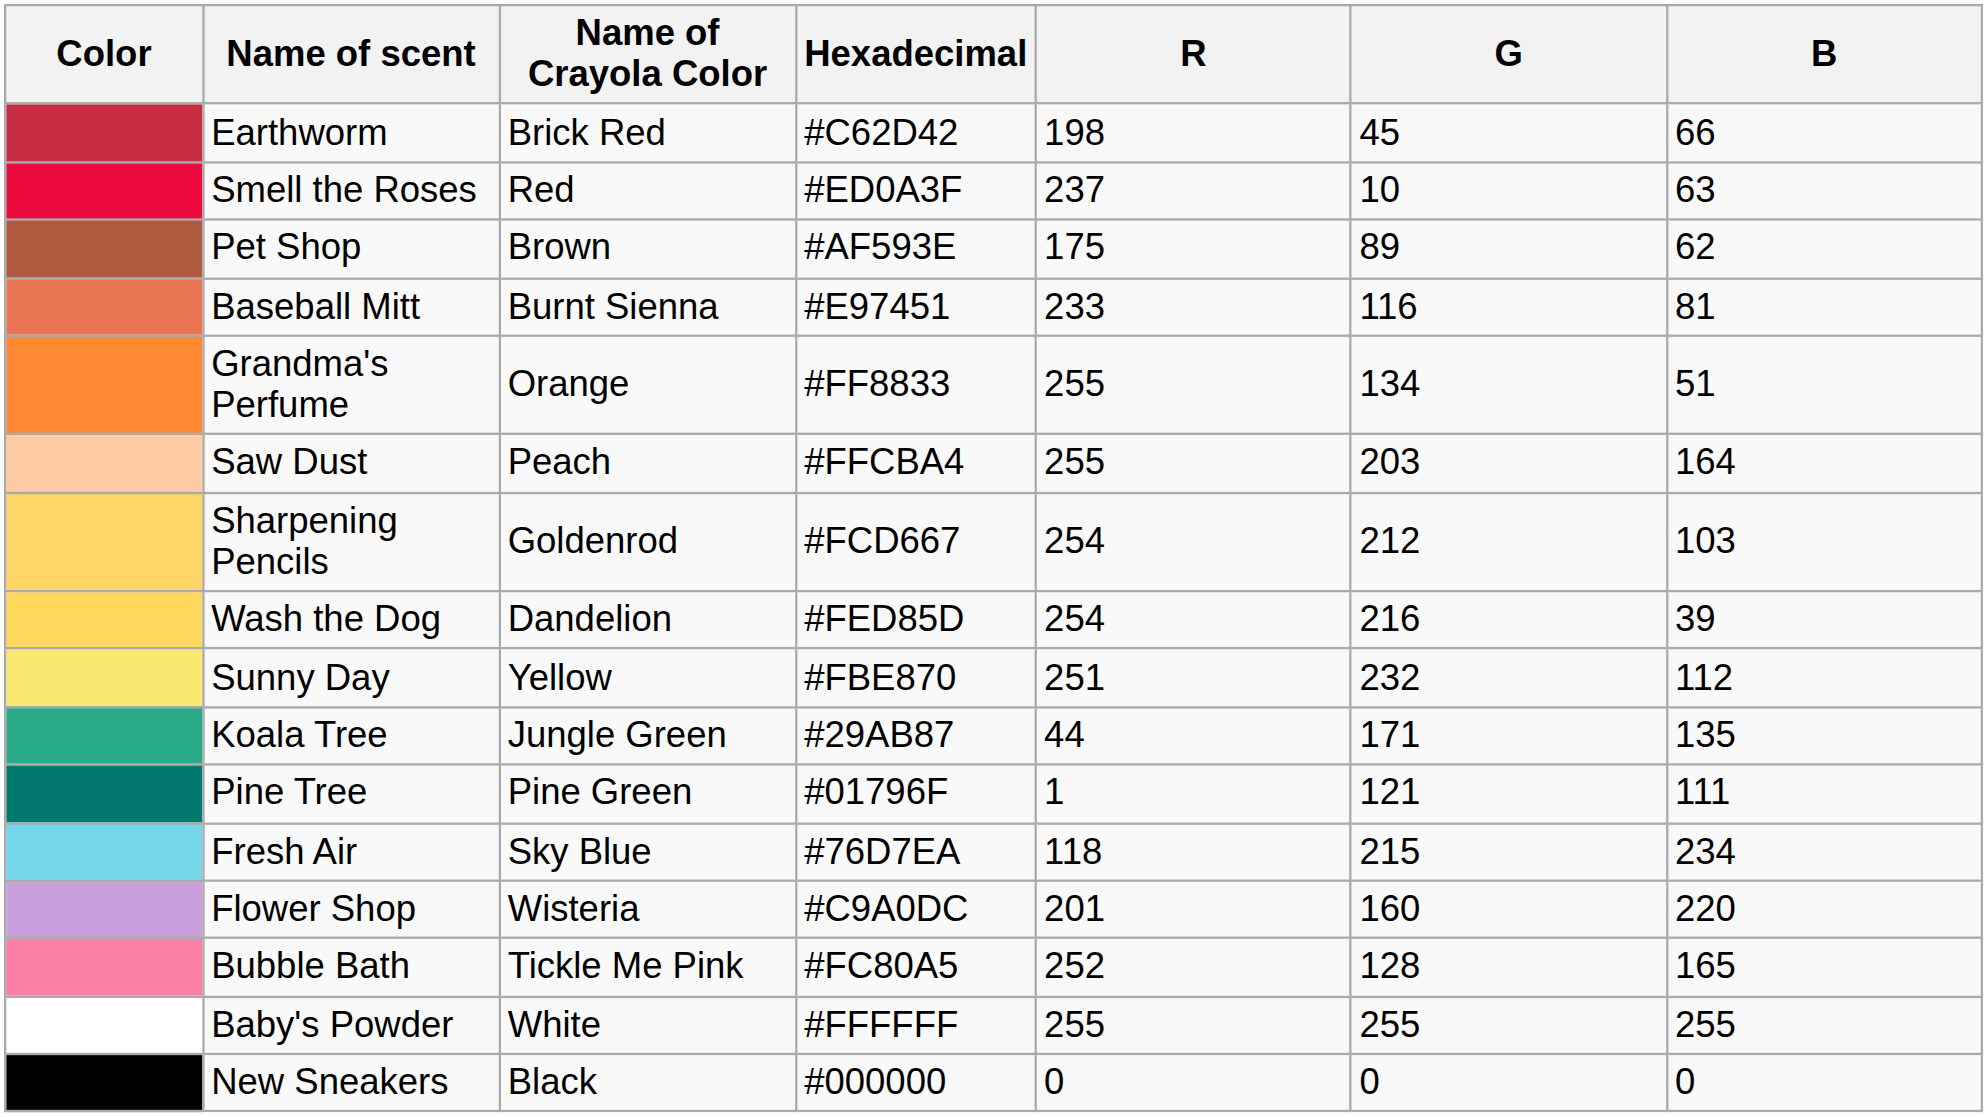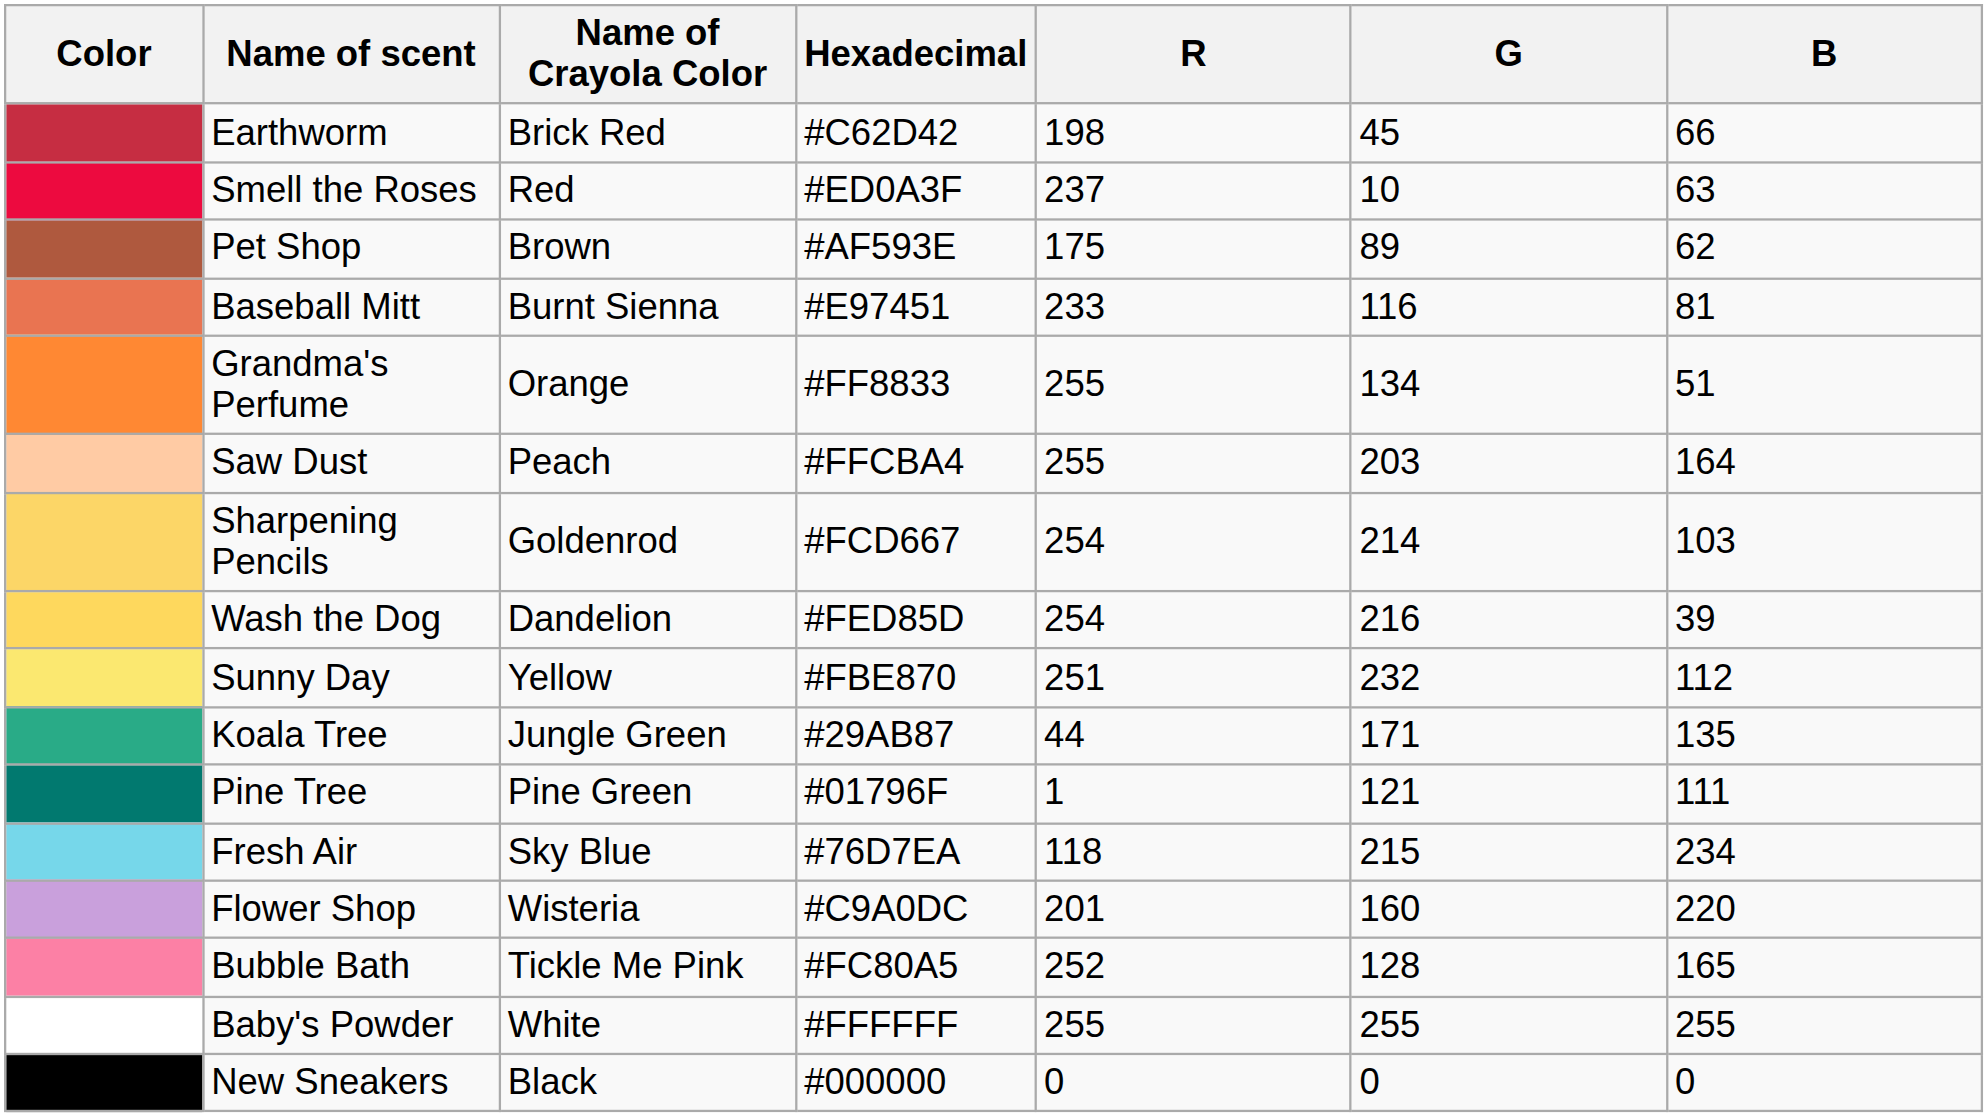(1390, 541) 212 -> (1390, 541) 214
